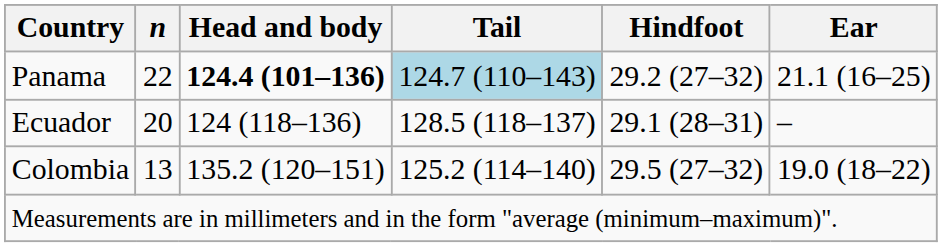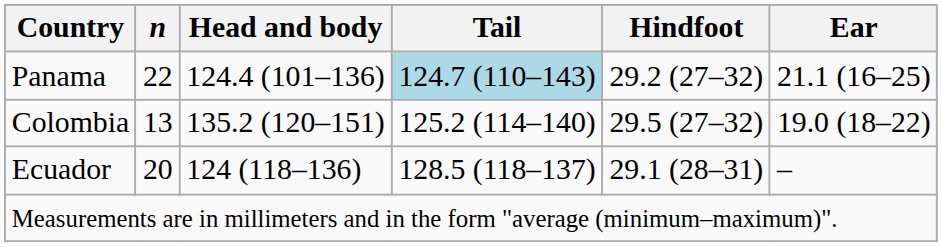(286, 75) bold -> (286, 75) normal
rows swapped: (70, 169) <-> (61, 122)
